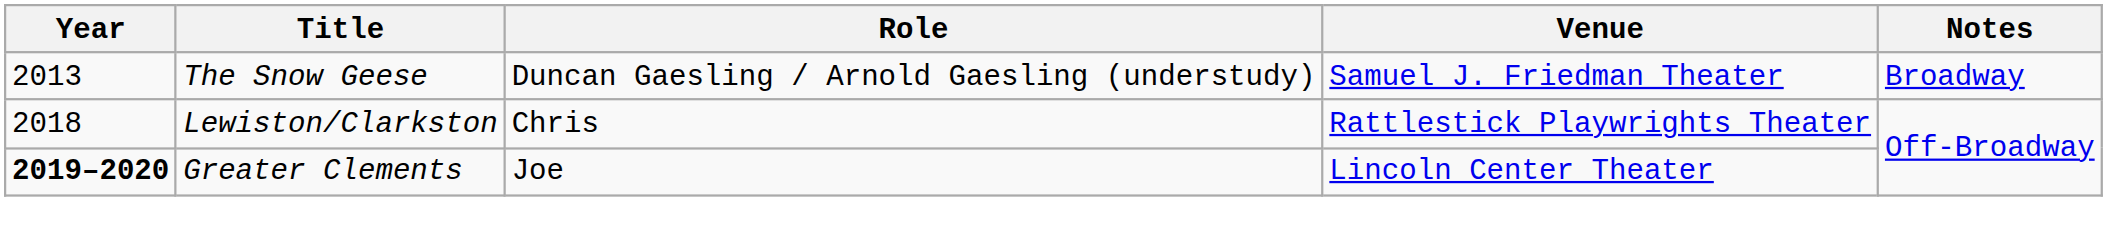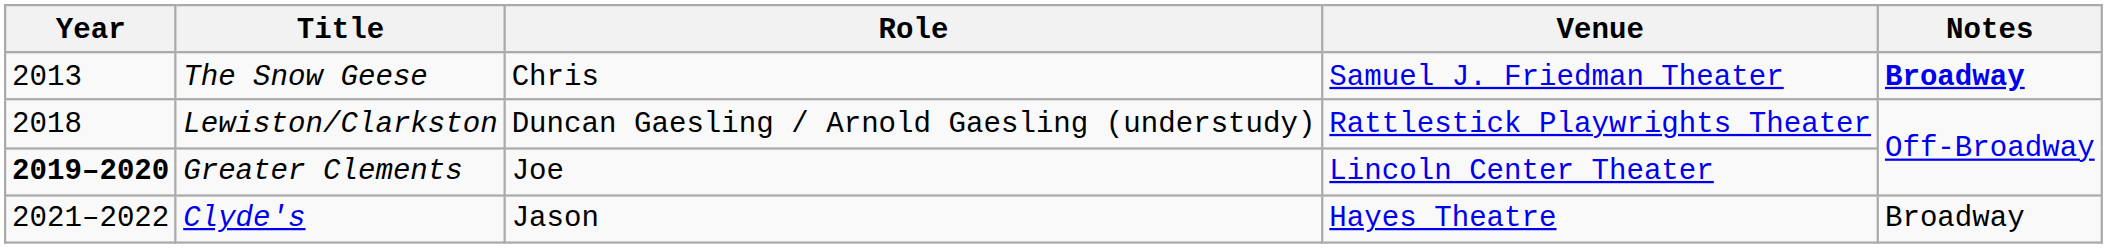(914, 76) Duncan Gaesling / Arnold Gaesling (understudy) -> (555, 76) Chris
(1955, 76) normal -> (1955, 76) bold
(555, 124) Chris -> (914, 124) Duncan Gaesling / Arnold Gaesling (understudy)
+ row: (244, 219)
